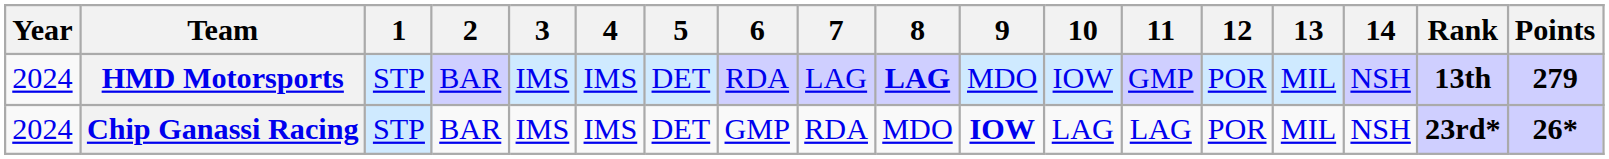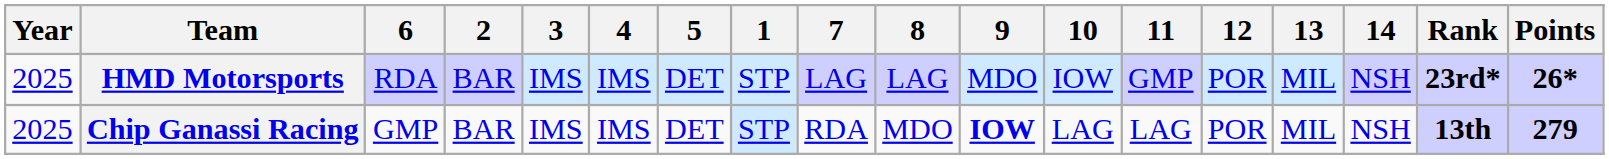columns swapped: (399, 28) <-> (757, 28)
(42, 78) 2024 -> (42, 78) 2025
(917, 78) bold -> (917, 78) normal
(1463, 78) 13th -> (1463, 78) 23rd*
(1555, 78) 279 -> (1555, 78) 26*
(42, 128) 2024 -> (42, 128) 2025
(1463, 128) 23rd* -> (1463, 128) 13th
(1555, 128) 26* -> (1555, 128) 279
